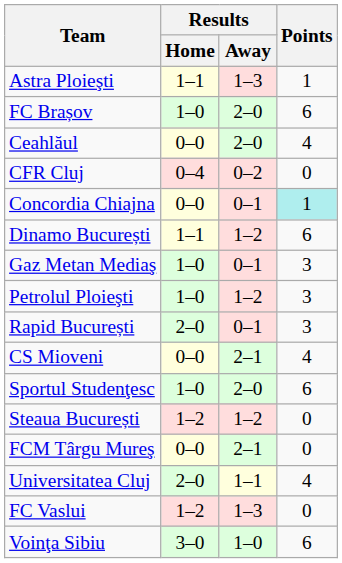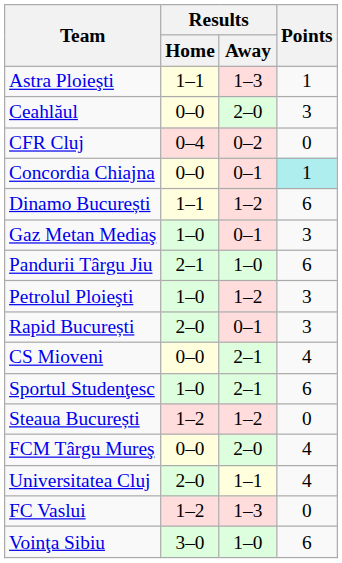- row: (51, 111)
(307, 142) 4 -> (307, 111) 3
+ row: (81, 265)
(248, 388) 2–0 -> (248, 388) 2–1
(248, 449) 2–1 -> (248, 449) 2–0
(307, 449) 0 -> (307, 449) 4
